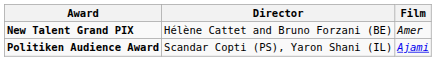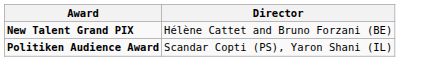- column: (413, 13)
